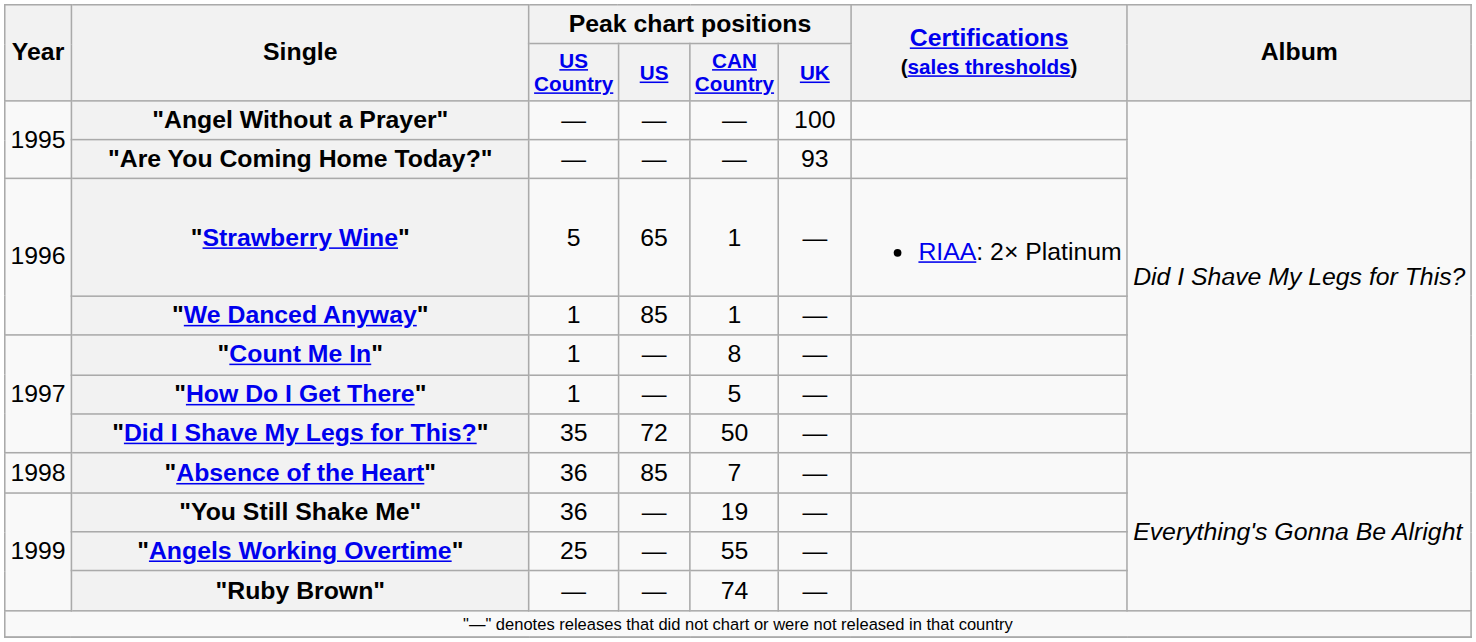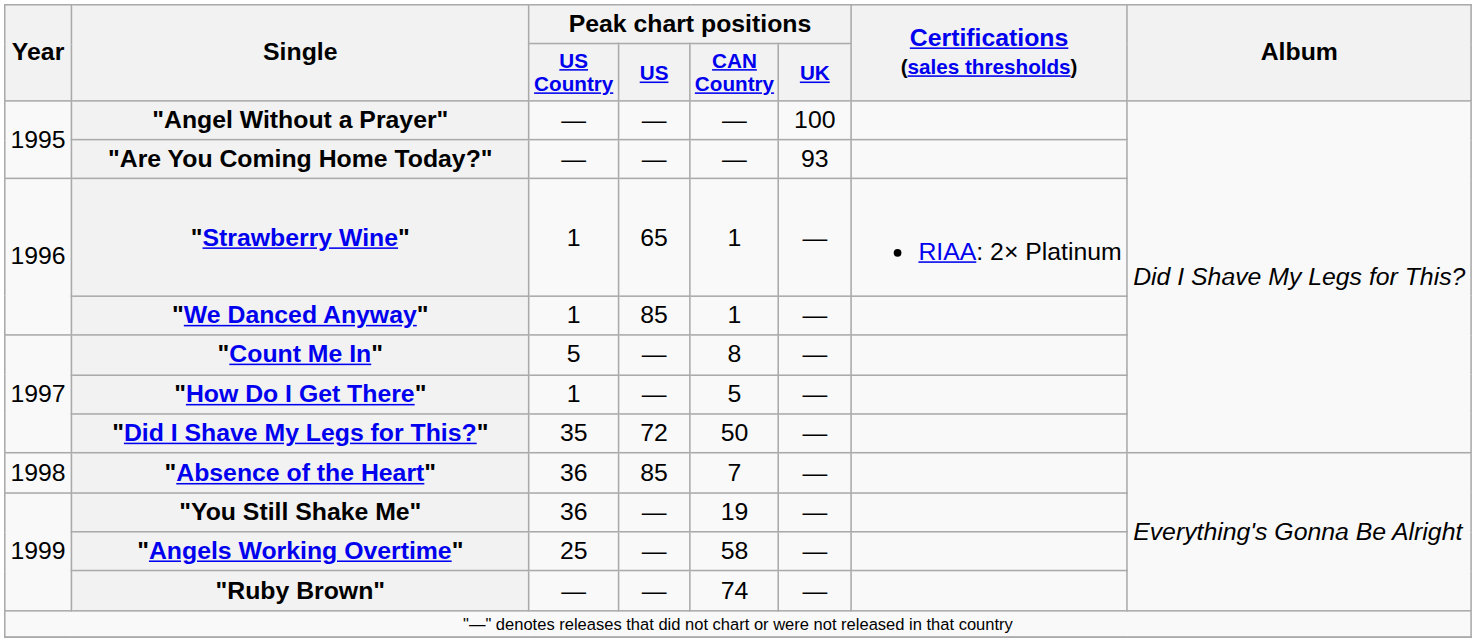(574, 237) 5 -> (574, 237) 1
(574, 354) 1 -> (574, 354) 5
(734, 551) 55 -> (734, 551) 58
